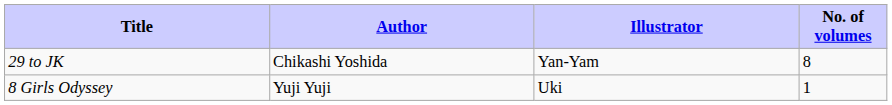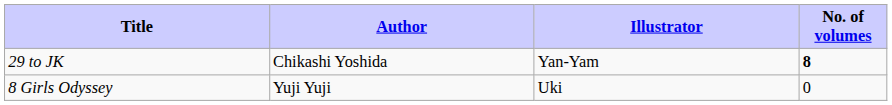(807, 61) normal -> (807, 61) bold
(807, 87) 1 -> (807, 87) 0
